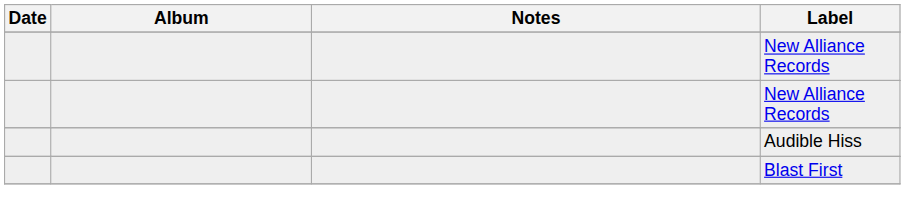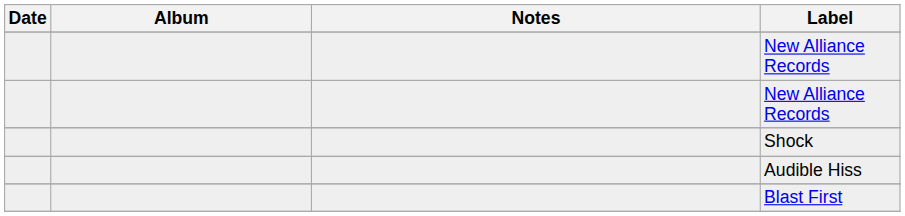+ row: (28, 142)
